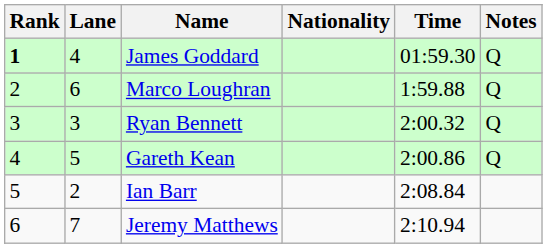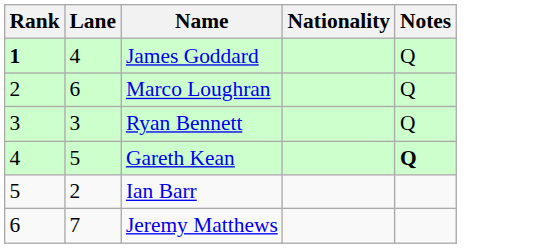- column: (438, 21)
(493, 157) normal -> (408, 157) bold
